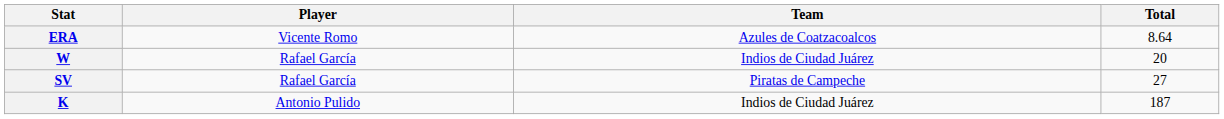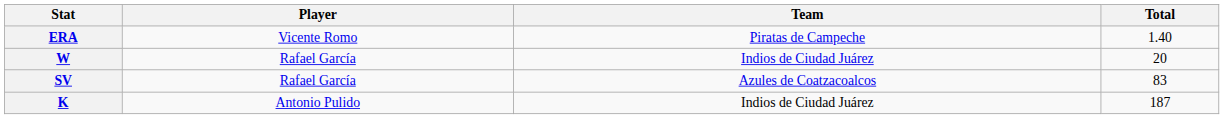(807, 37) Azules de Coatzacoalcos -> (807, 37) Piratas de Campeche
(1160, 37) 8.64 -> (1160, 37) 1.40
(807, 80) Piratas de Campeche -> (807, 80) Azules de Coatzacoalcos
(1160, 80) 27 -> (1160, 80) 83
